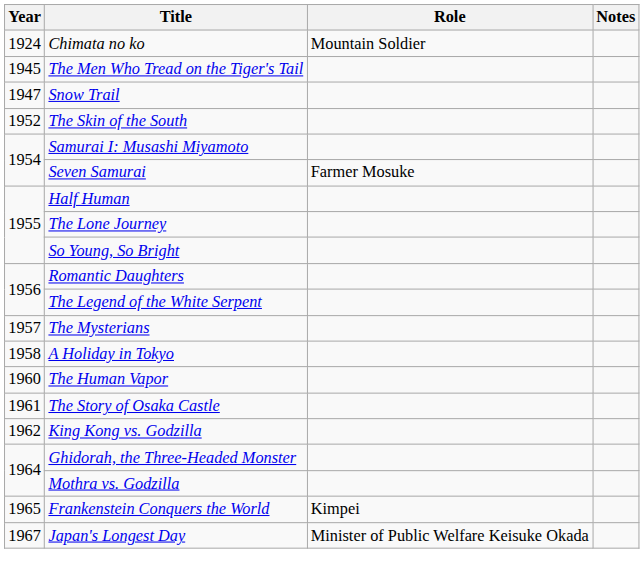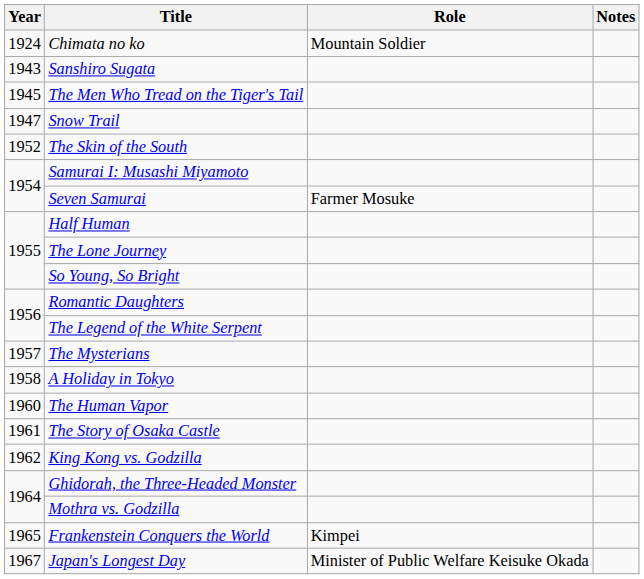+ row: (102, 69)
